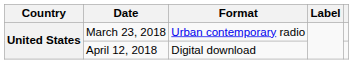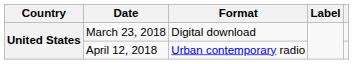(238, 31) Urban contemporary radio -> (214, 31) Digital download
(214, 50) Digital download -> (238, 50) Urban contemporary radio
